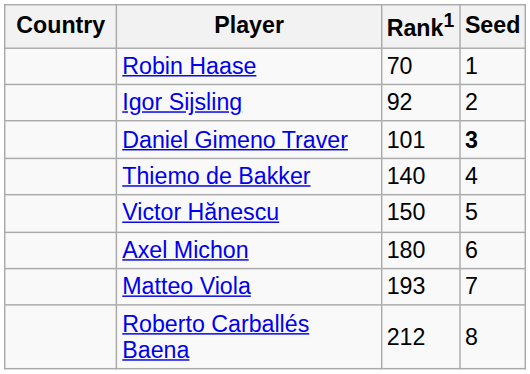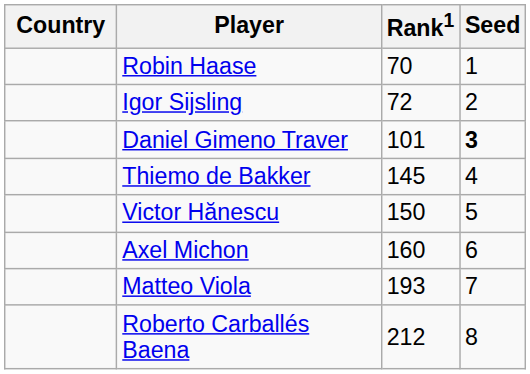(400, 102) 92 -> (400, 102) 72
(406, 176) 140 -> (406, 176) 145
(406, 249) 180 -> (406, 249) 160
